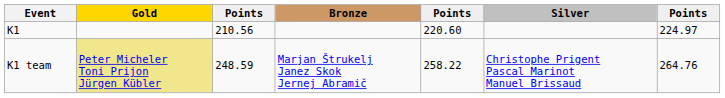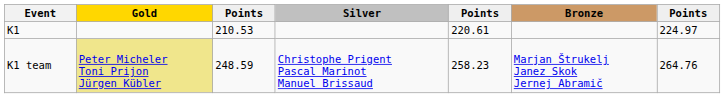columns swapped: (570, 13) <-> (348, 13)
(234, 30) 210.56 -> (234, 30) 210.53
(443, 30) 220.60 -> (470, 30) 220.61
(443, 66) 258.22 -> (470, 66) 258.23
